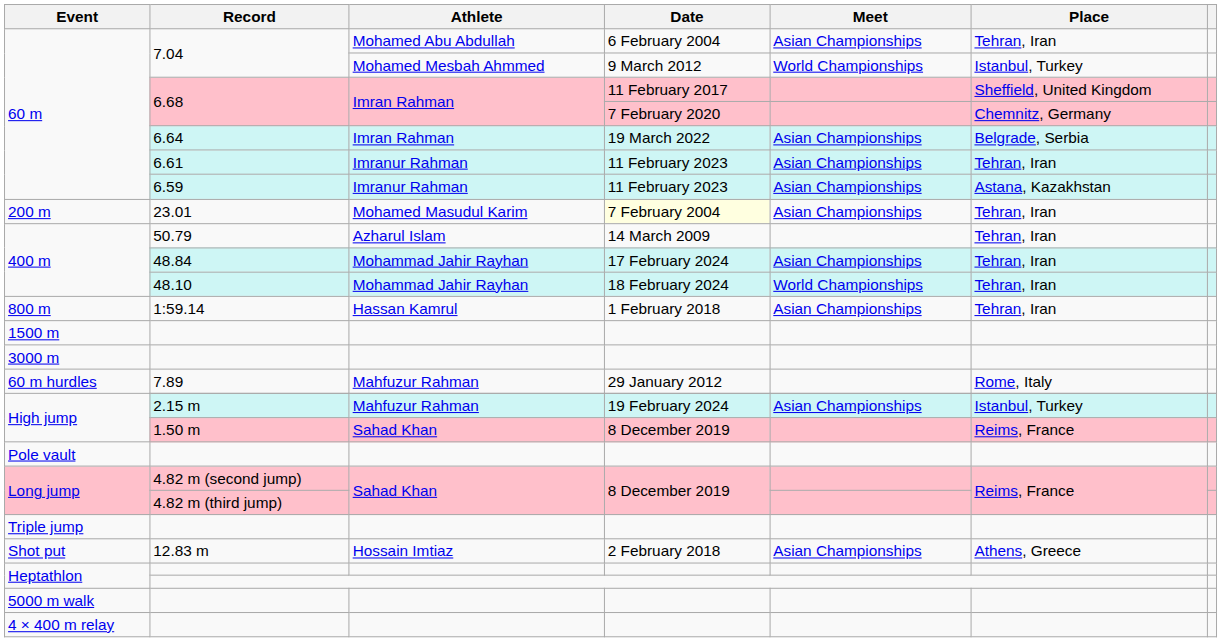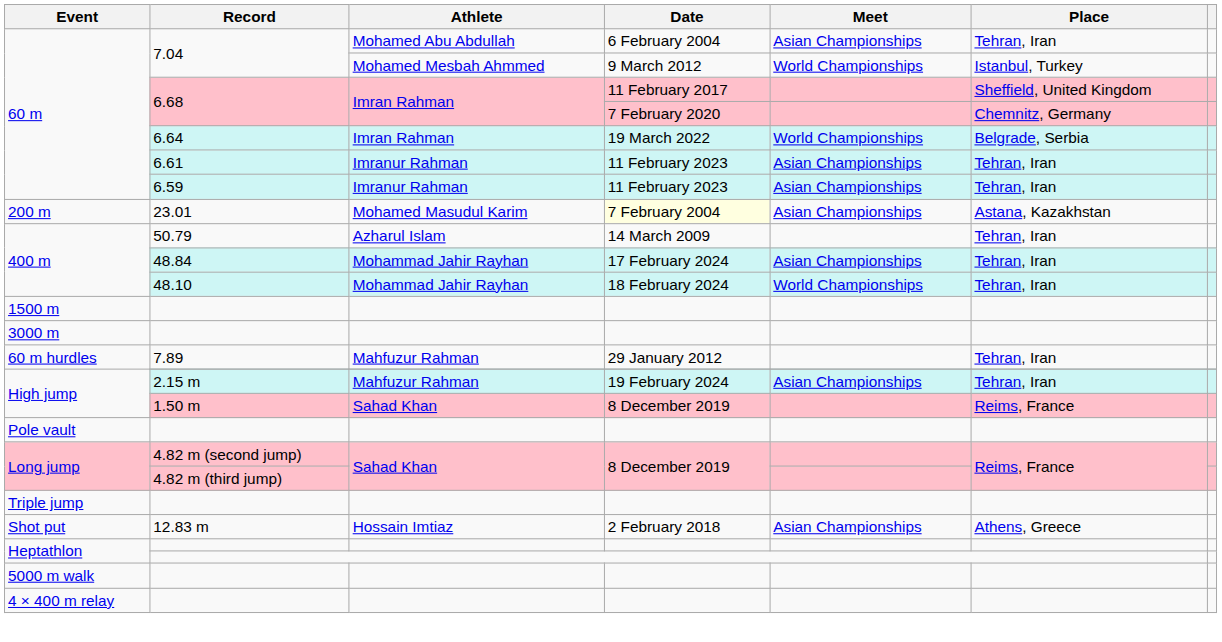(847, 138) Asian Championships -> (848, 138) World Championships
(1043, 187) Astana, Kazakhstan -> (1015, 187) Tehran, Iran
(1015, 211) Tehran, Iran -> (1043, 211) Astana, Kazakhstan
- row: (29, 308)
(1013, 381) Rome, Italy -> (1015, 357) Tehran, Iran
(1029, 406) Istanbul, Turkey -> (1015, 381) Tehran, Iran
